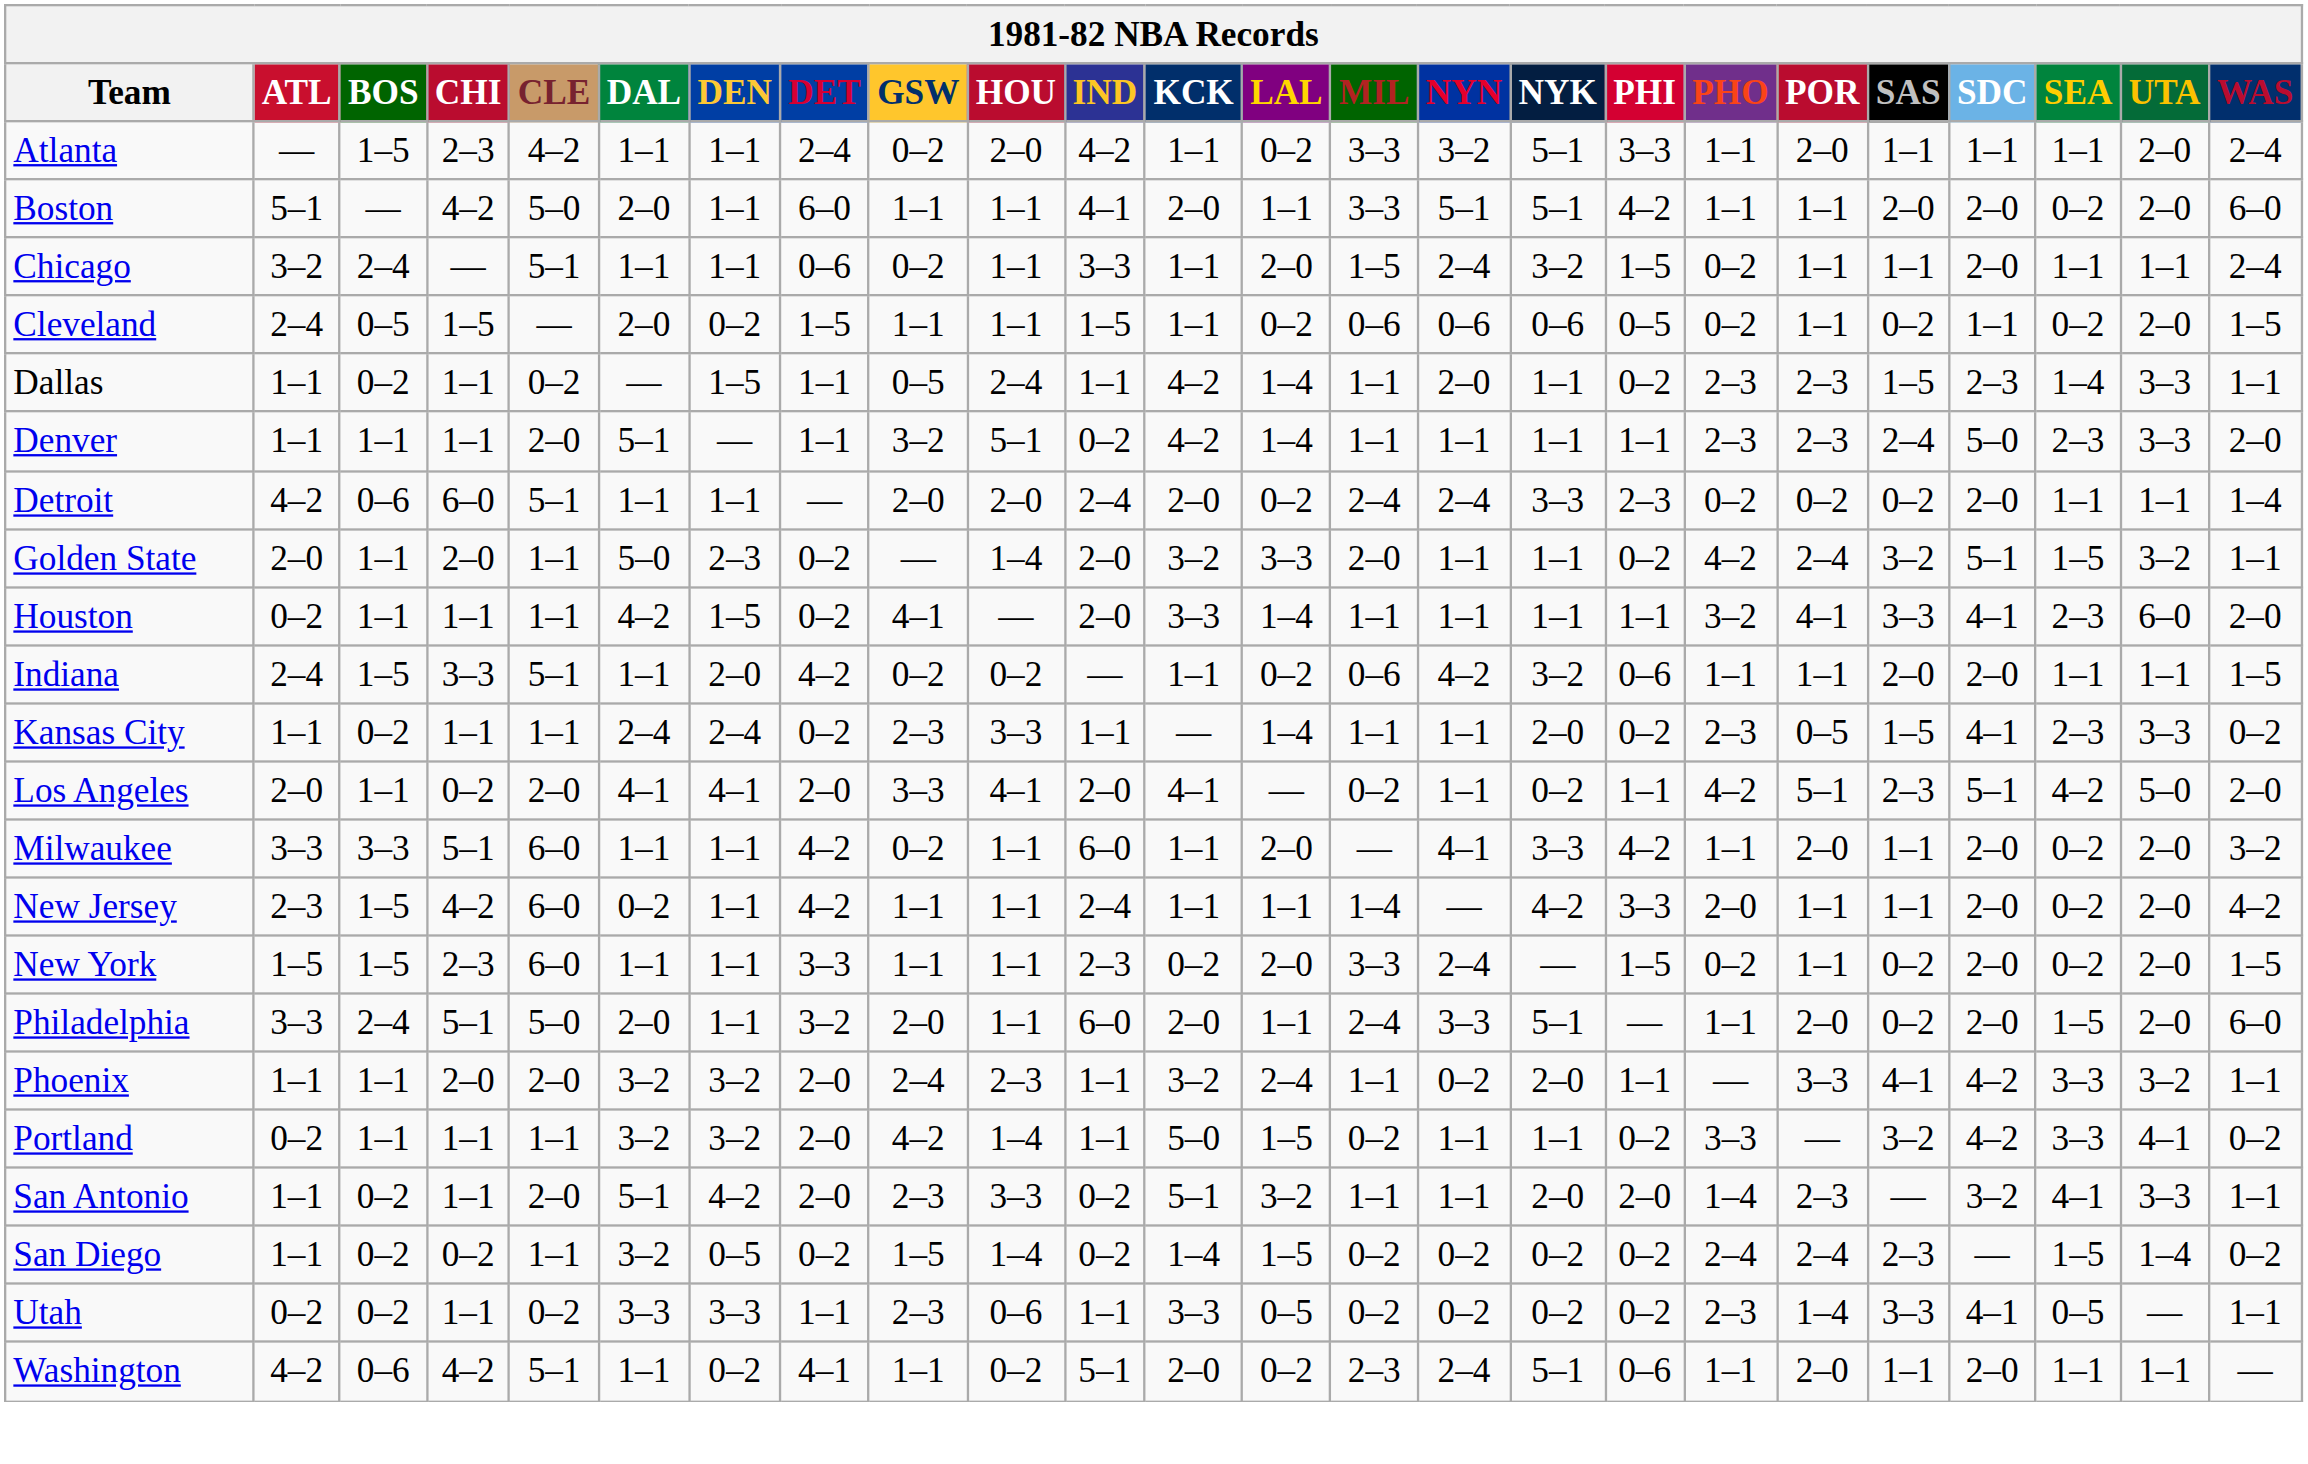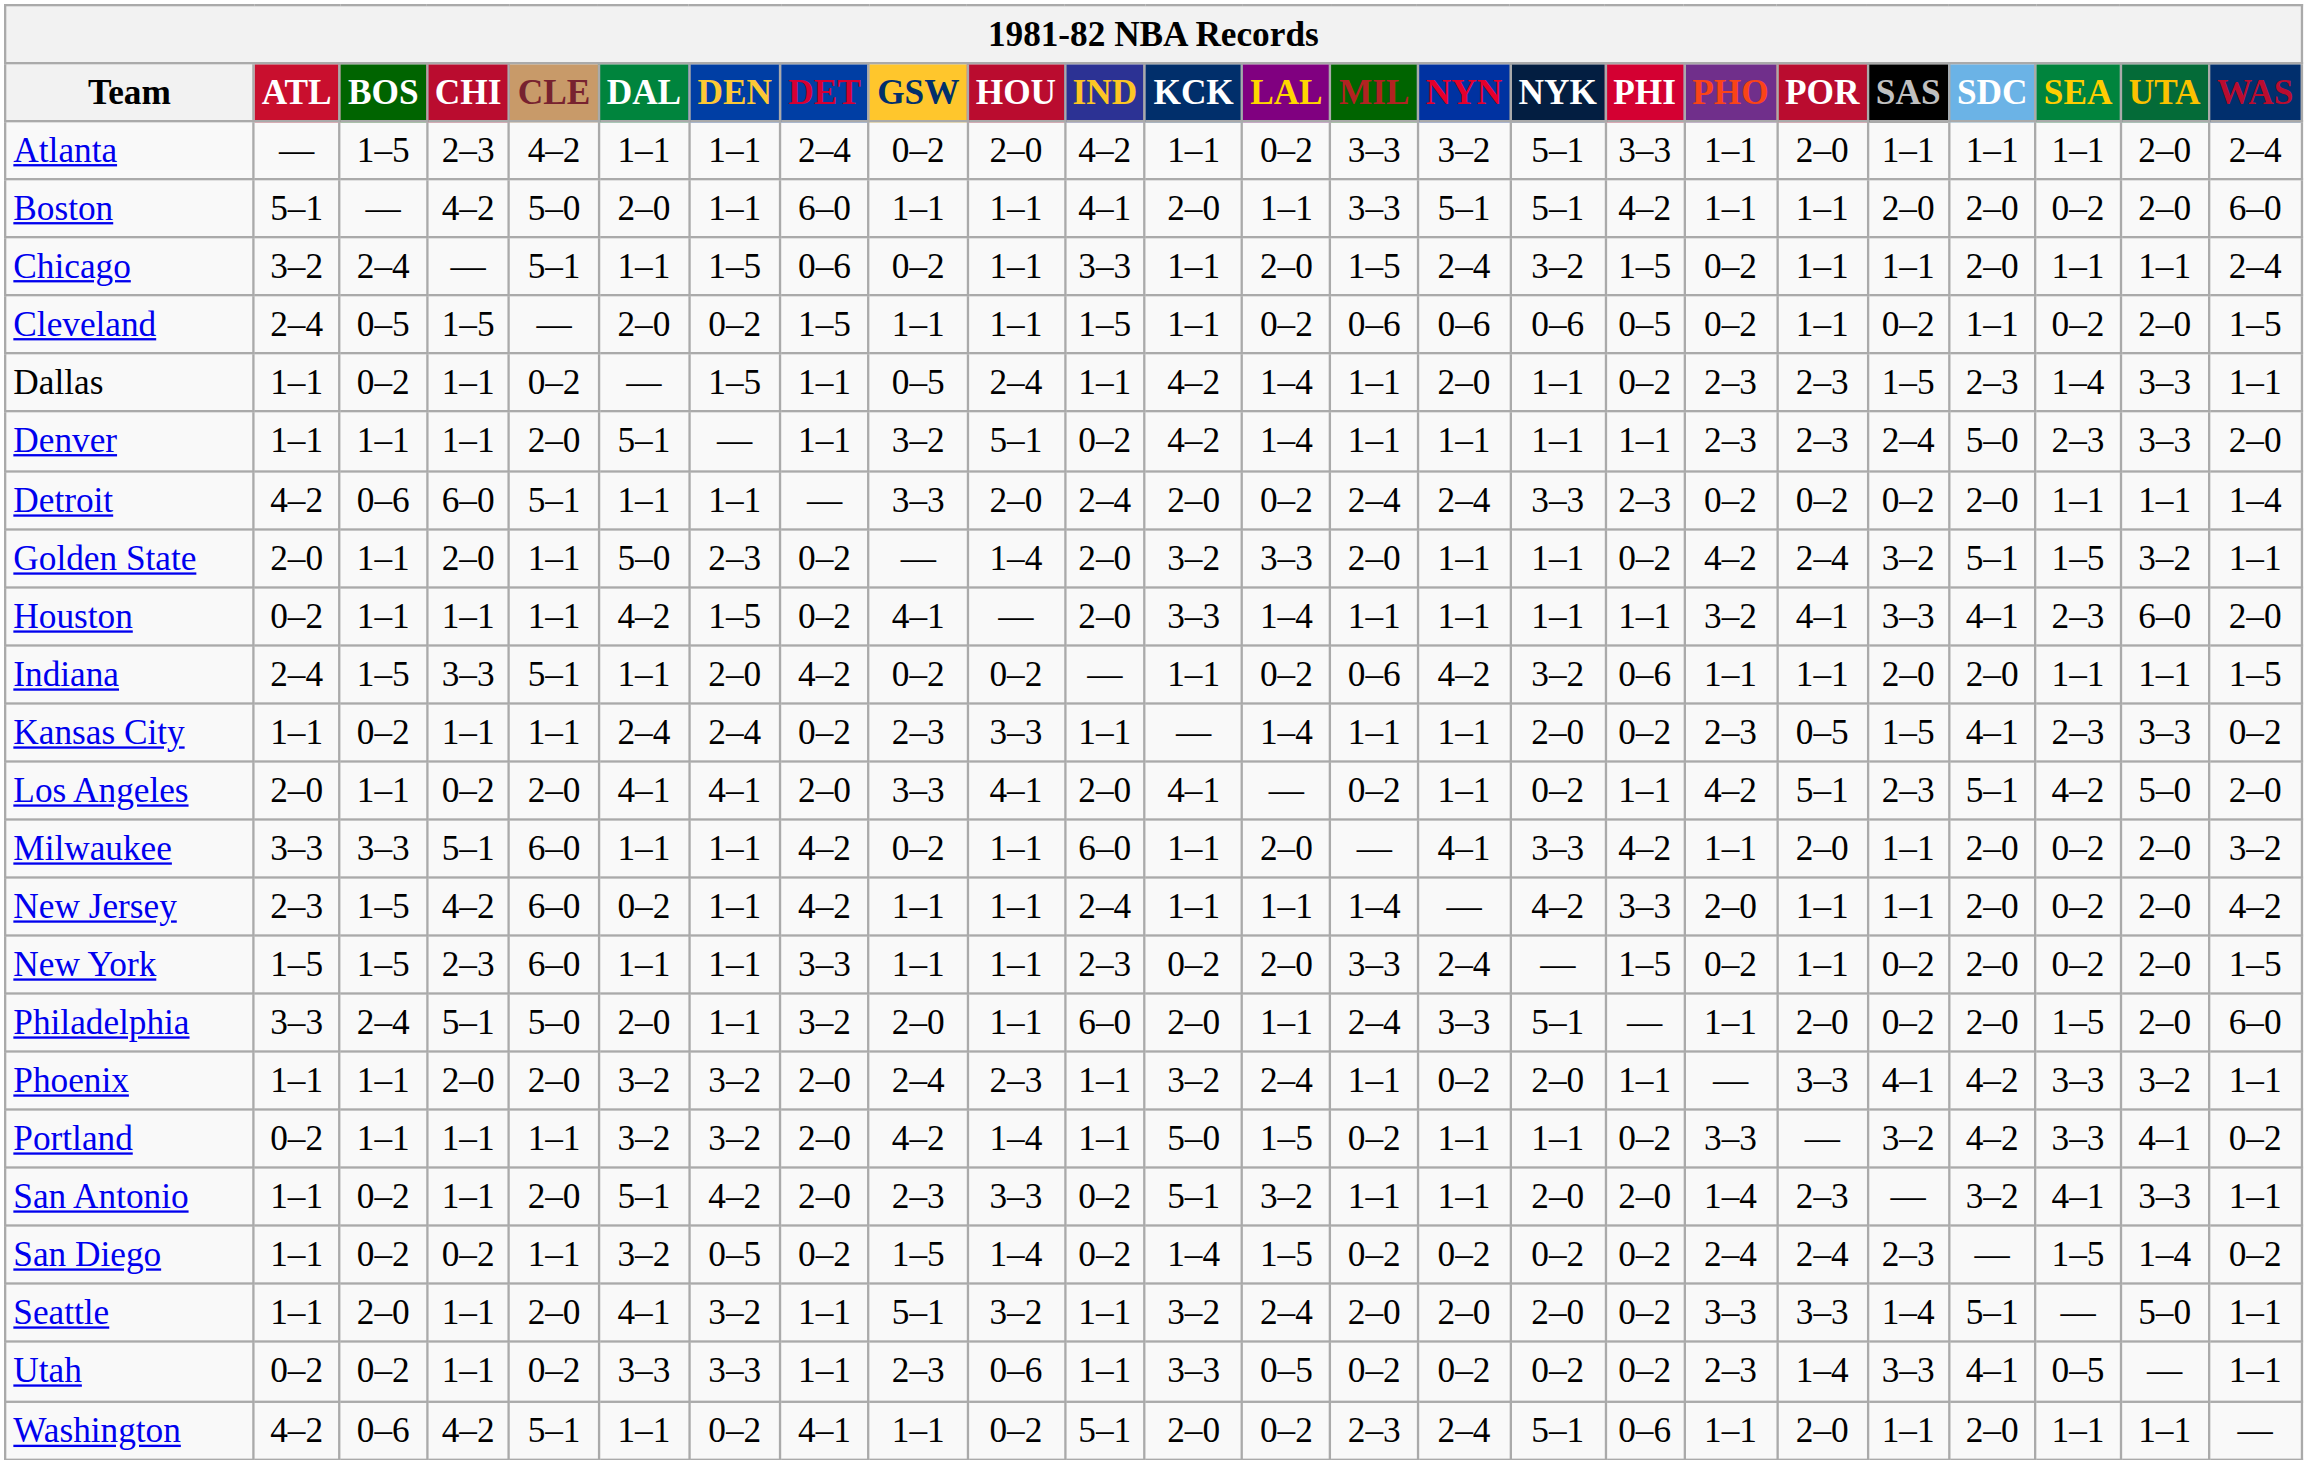(735, 266) 1–1 -> (735, 266) 1–5
(918, 498) 2–0 -> (918, 498) 3–3
+ row: (61, 1312)
